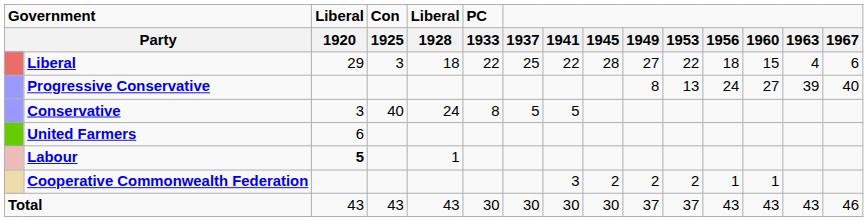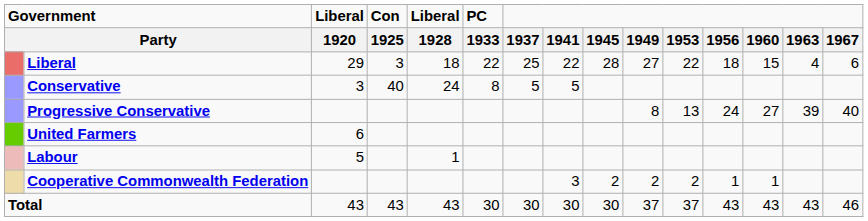rows swapped: (74, 110) <-> (119, 87)
(360, 157) bold -> (360, 157) normal
